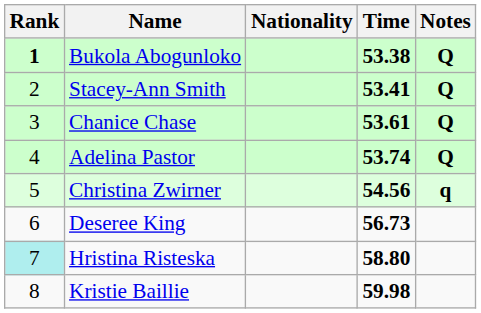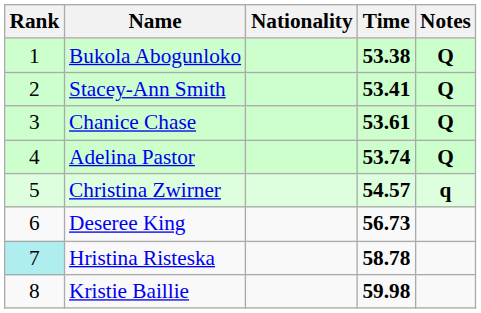(34, 55) bold -> (34, 55) normal
(386, 190) 54.56 -> (386, 190) 54.57
(386, 257) 58.80 -> (386, 257) 58.78
